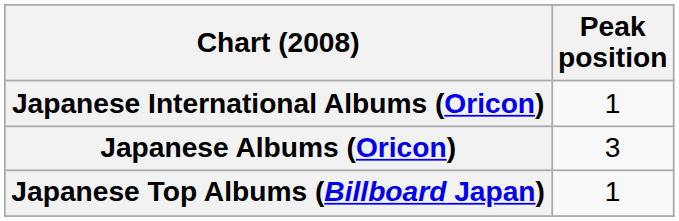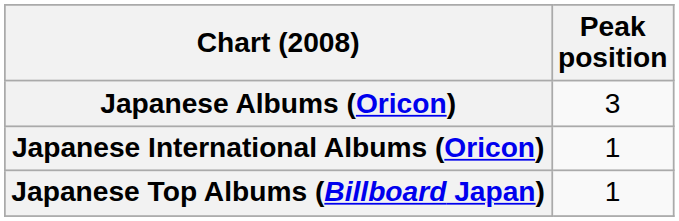rows swapped: (278, 147) <-> (278, 103)
